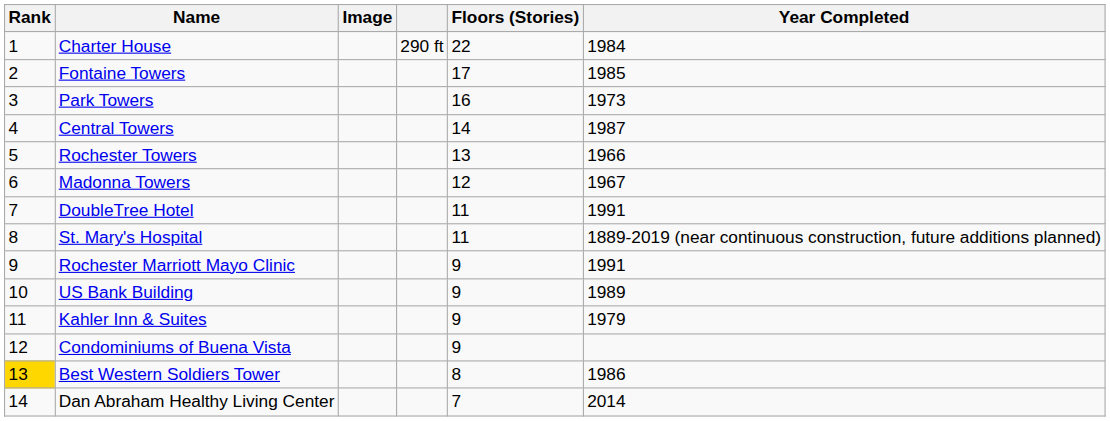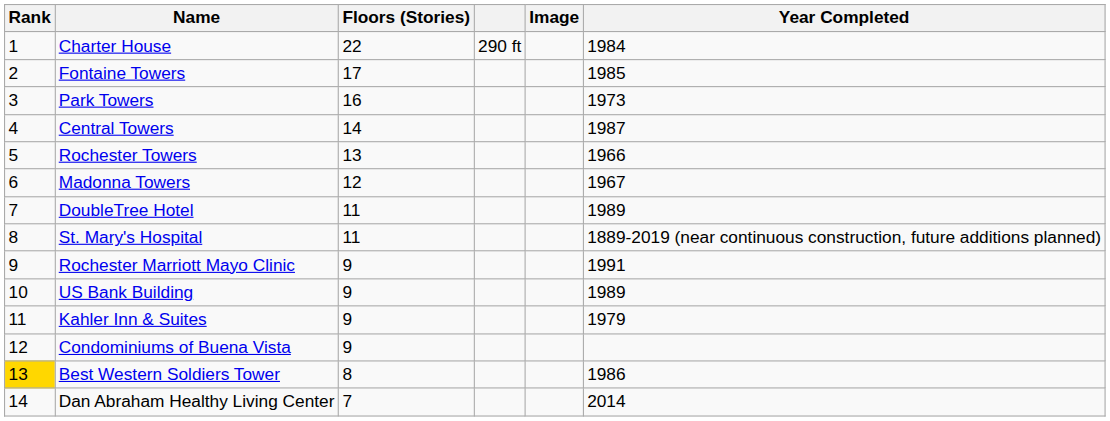columns swapped: (367, 18) <-> (515, 18)
(606, 210) 1991 -> (606, 210) 1989
